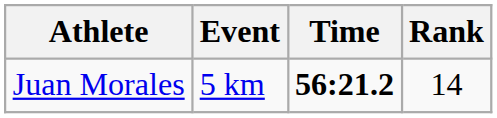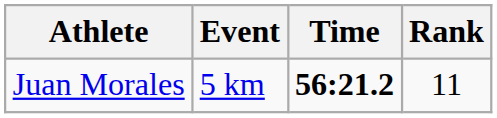(446, 84) 14 -> (446, 84) 11
